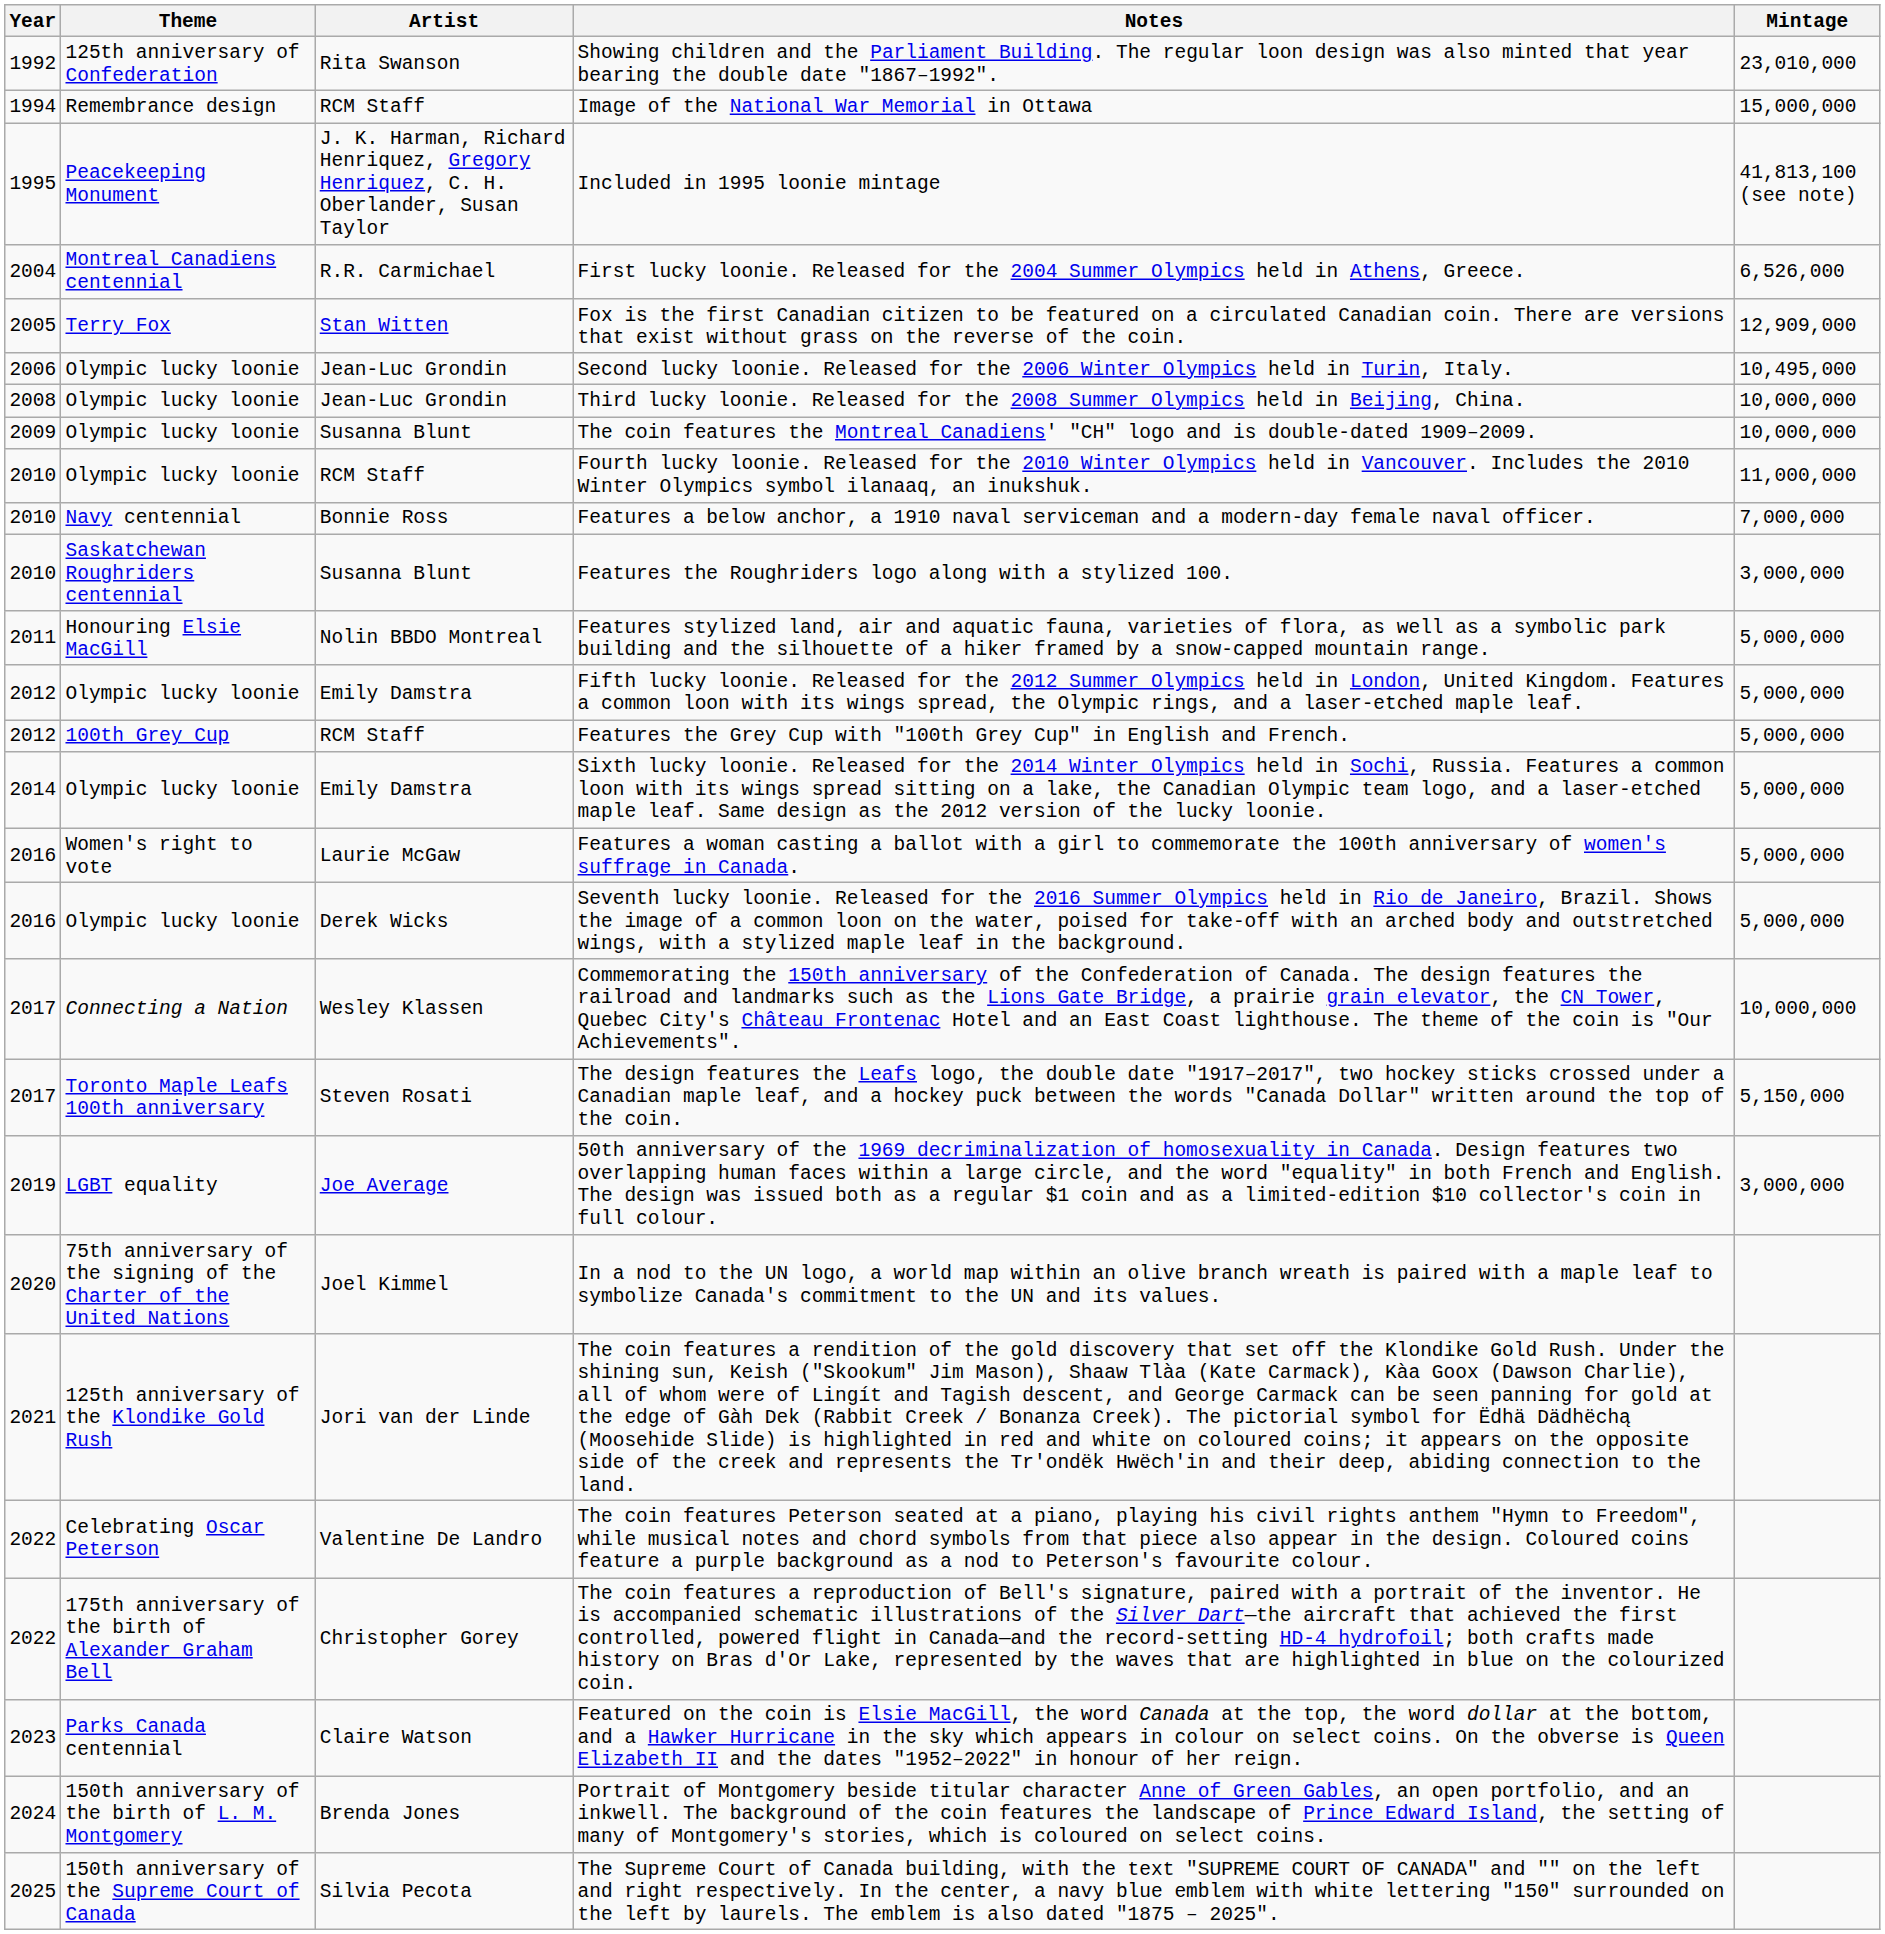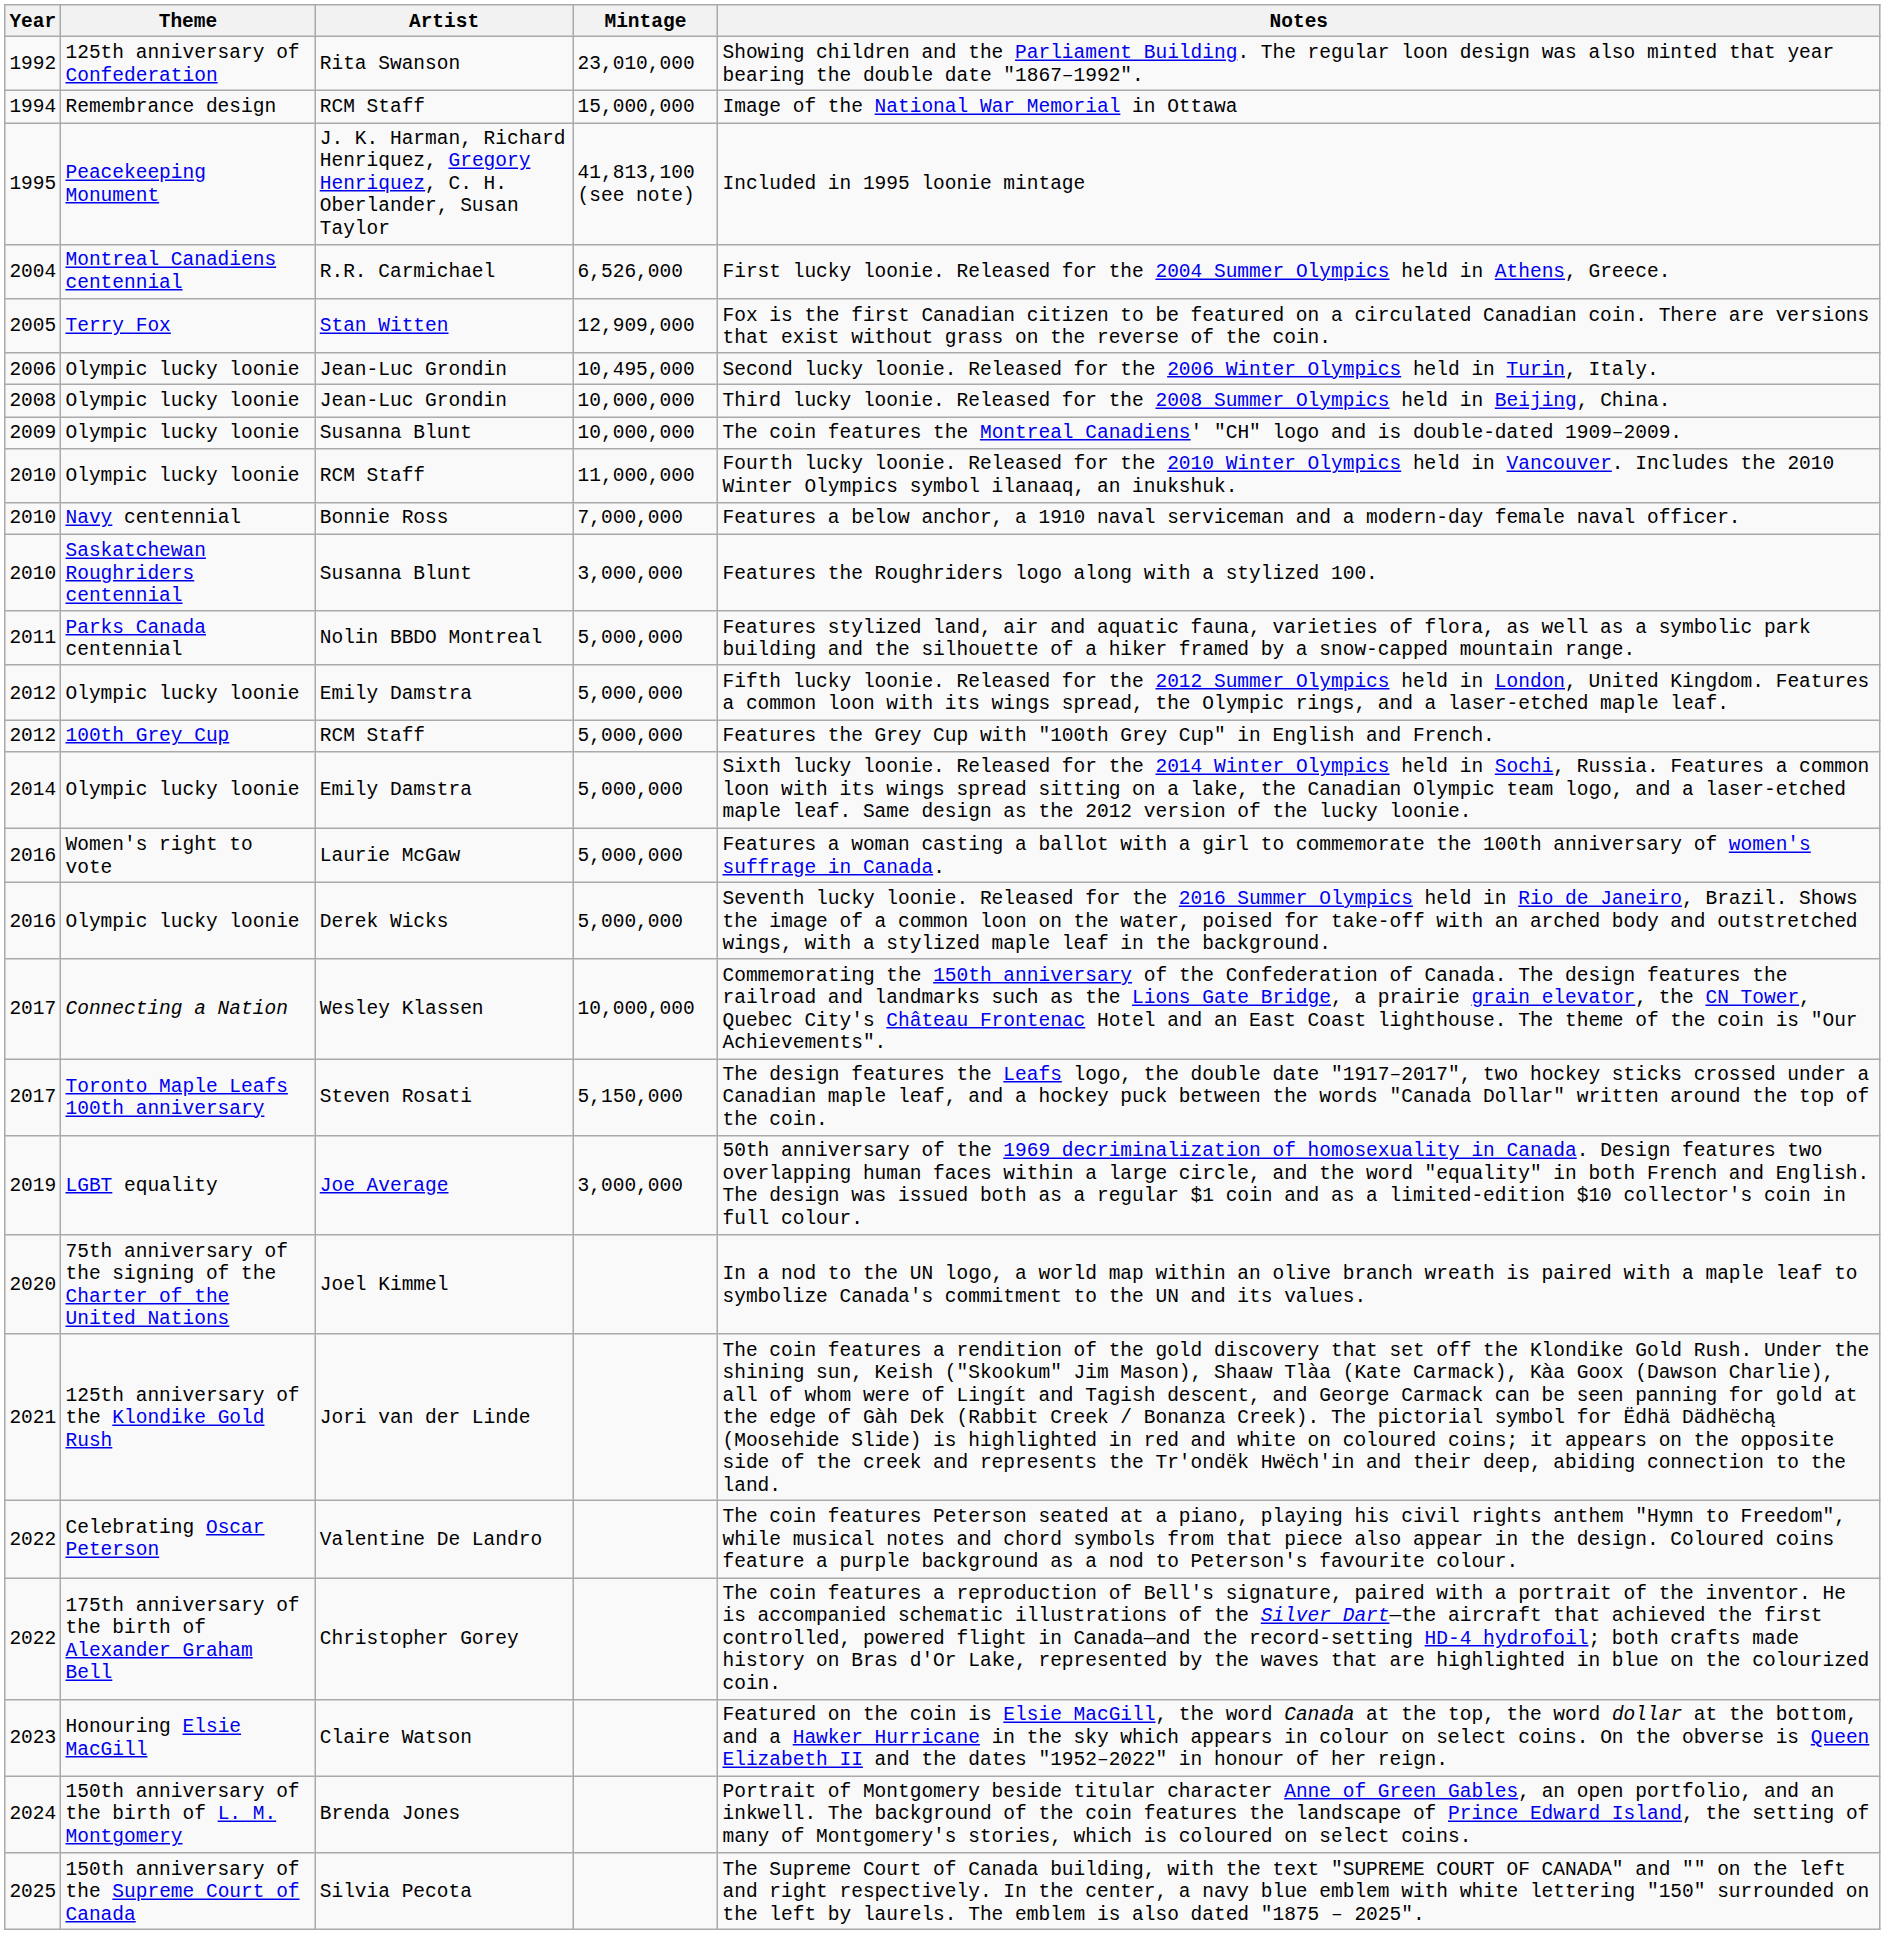columns swapped: (1807, 21) <-> (1154, 21)
(153, 638) Honouring Elsie MacGill -> (136, 638) Parks Canada centennial
(136, 1738) Parks Canada centennial -> (153, 1738) Honouring Elsie MacGill
